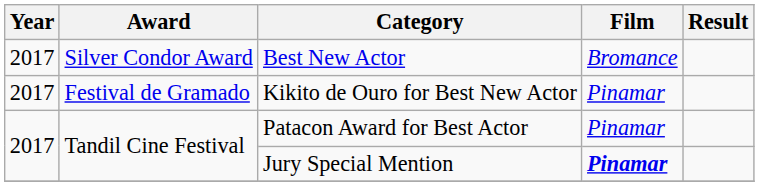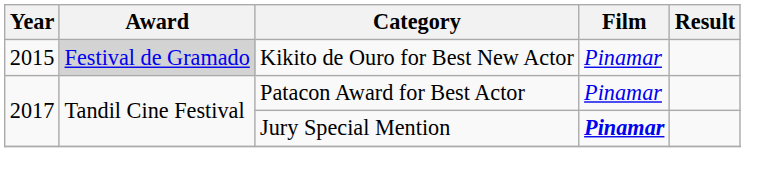- row: (334, 57)
(32, 92) 2017 -> (32, 57) 2015
(157, 92) no background -> (157, 57) lightgrey background
